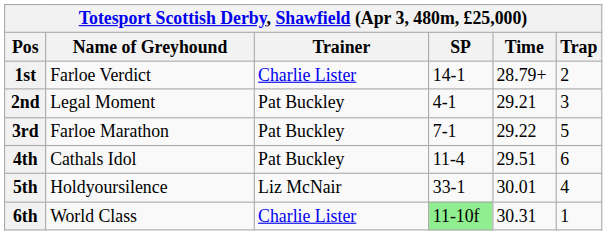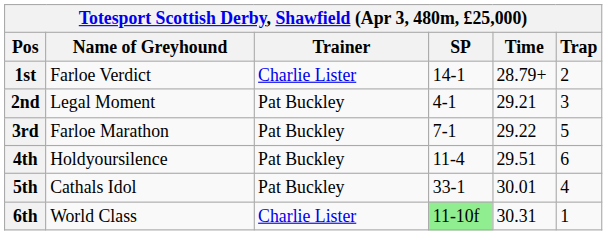(93, 159) Cathals Idol -> (109, 159) Holdyoursilence
(109, 187) Holdyoursilence -> (93, 187) Cathals Idol
(300, 187) Liz McNair -> (301, 187) Pat Buckley
